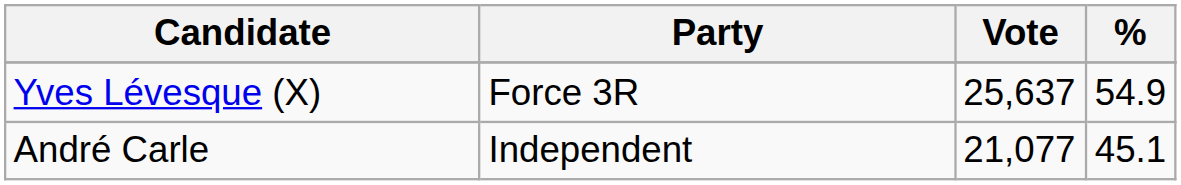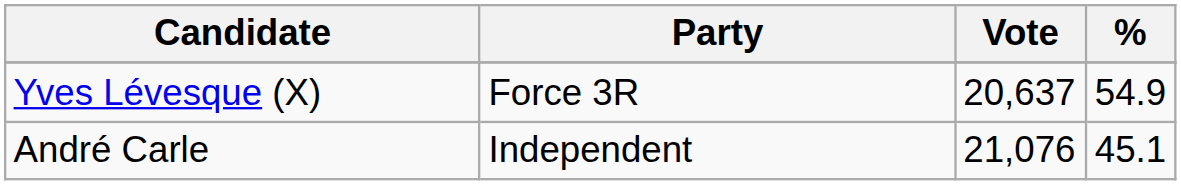(1019, 91) 25,637 -> (1019, 91) 20,637
(1019, 149) 21,077 -> (1019, 149) 21,076
